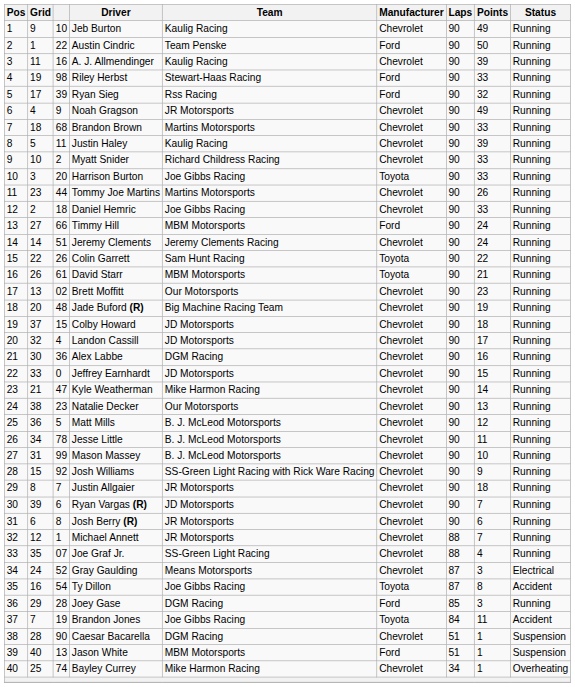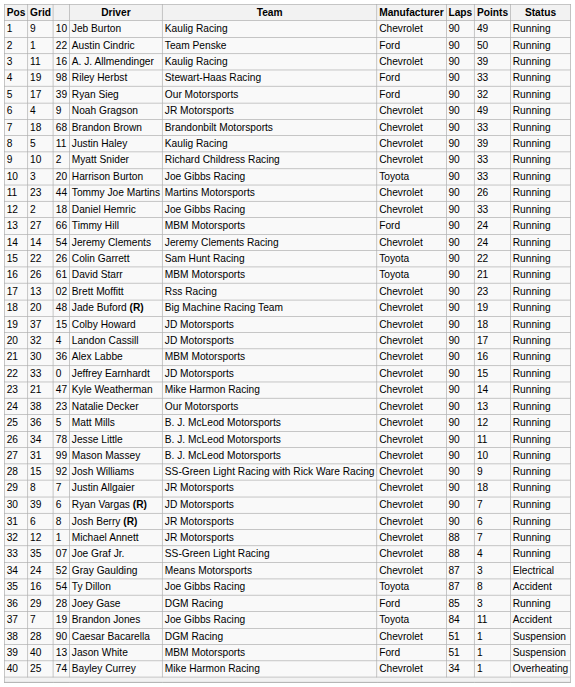(191, 94) Rss Racing -> (202, 94) Our Motorsports
(210, 127) Martins Motorsports -> (219, 127) Brandonbilt Motorsports
(61, 242) 51 -> (61, 242) 54
(202, 291) Our Motorsports -> (191, 291) Rss Racing
(194, 357) DGM Racing -> (205, 357) MBM Motorsports
